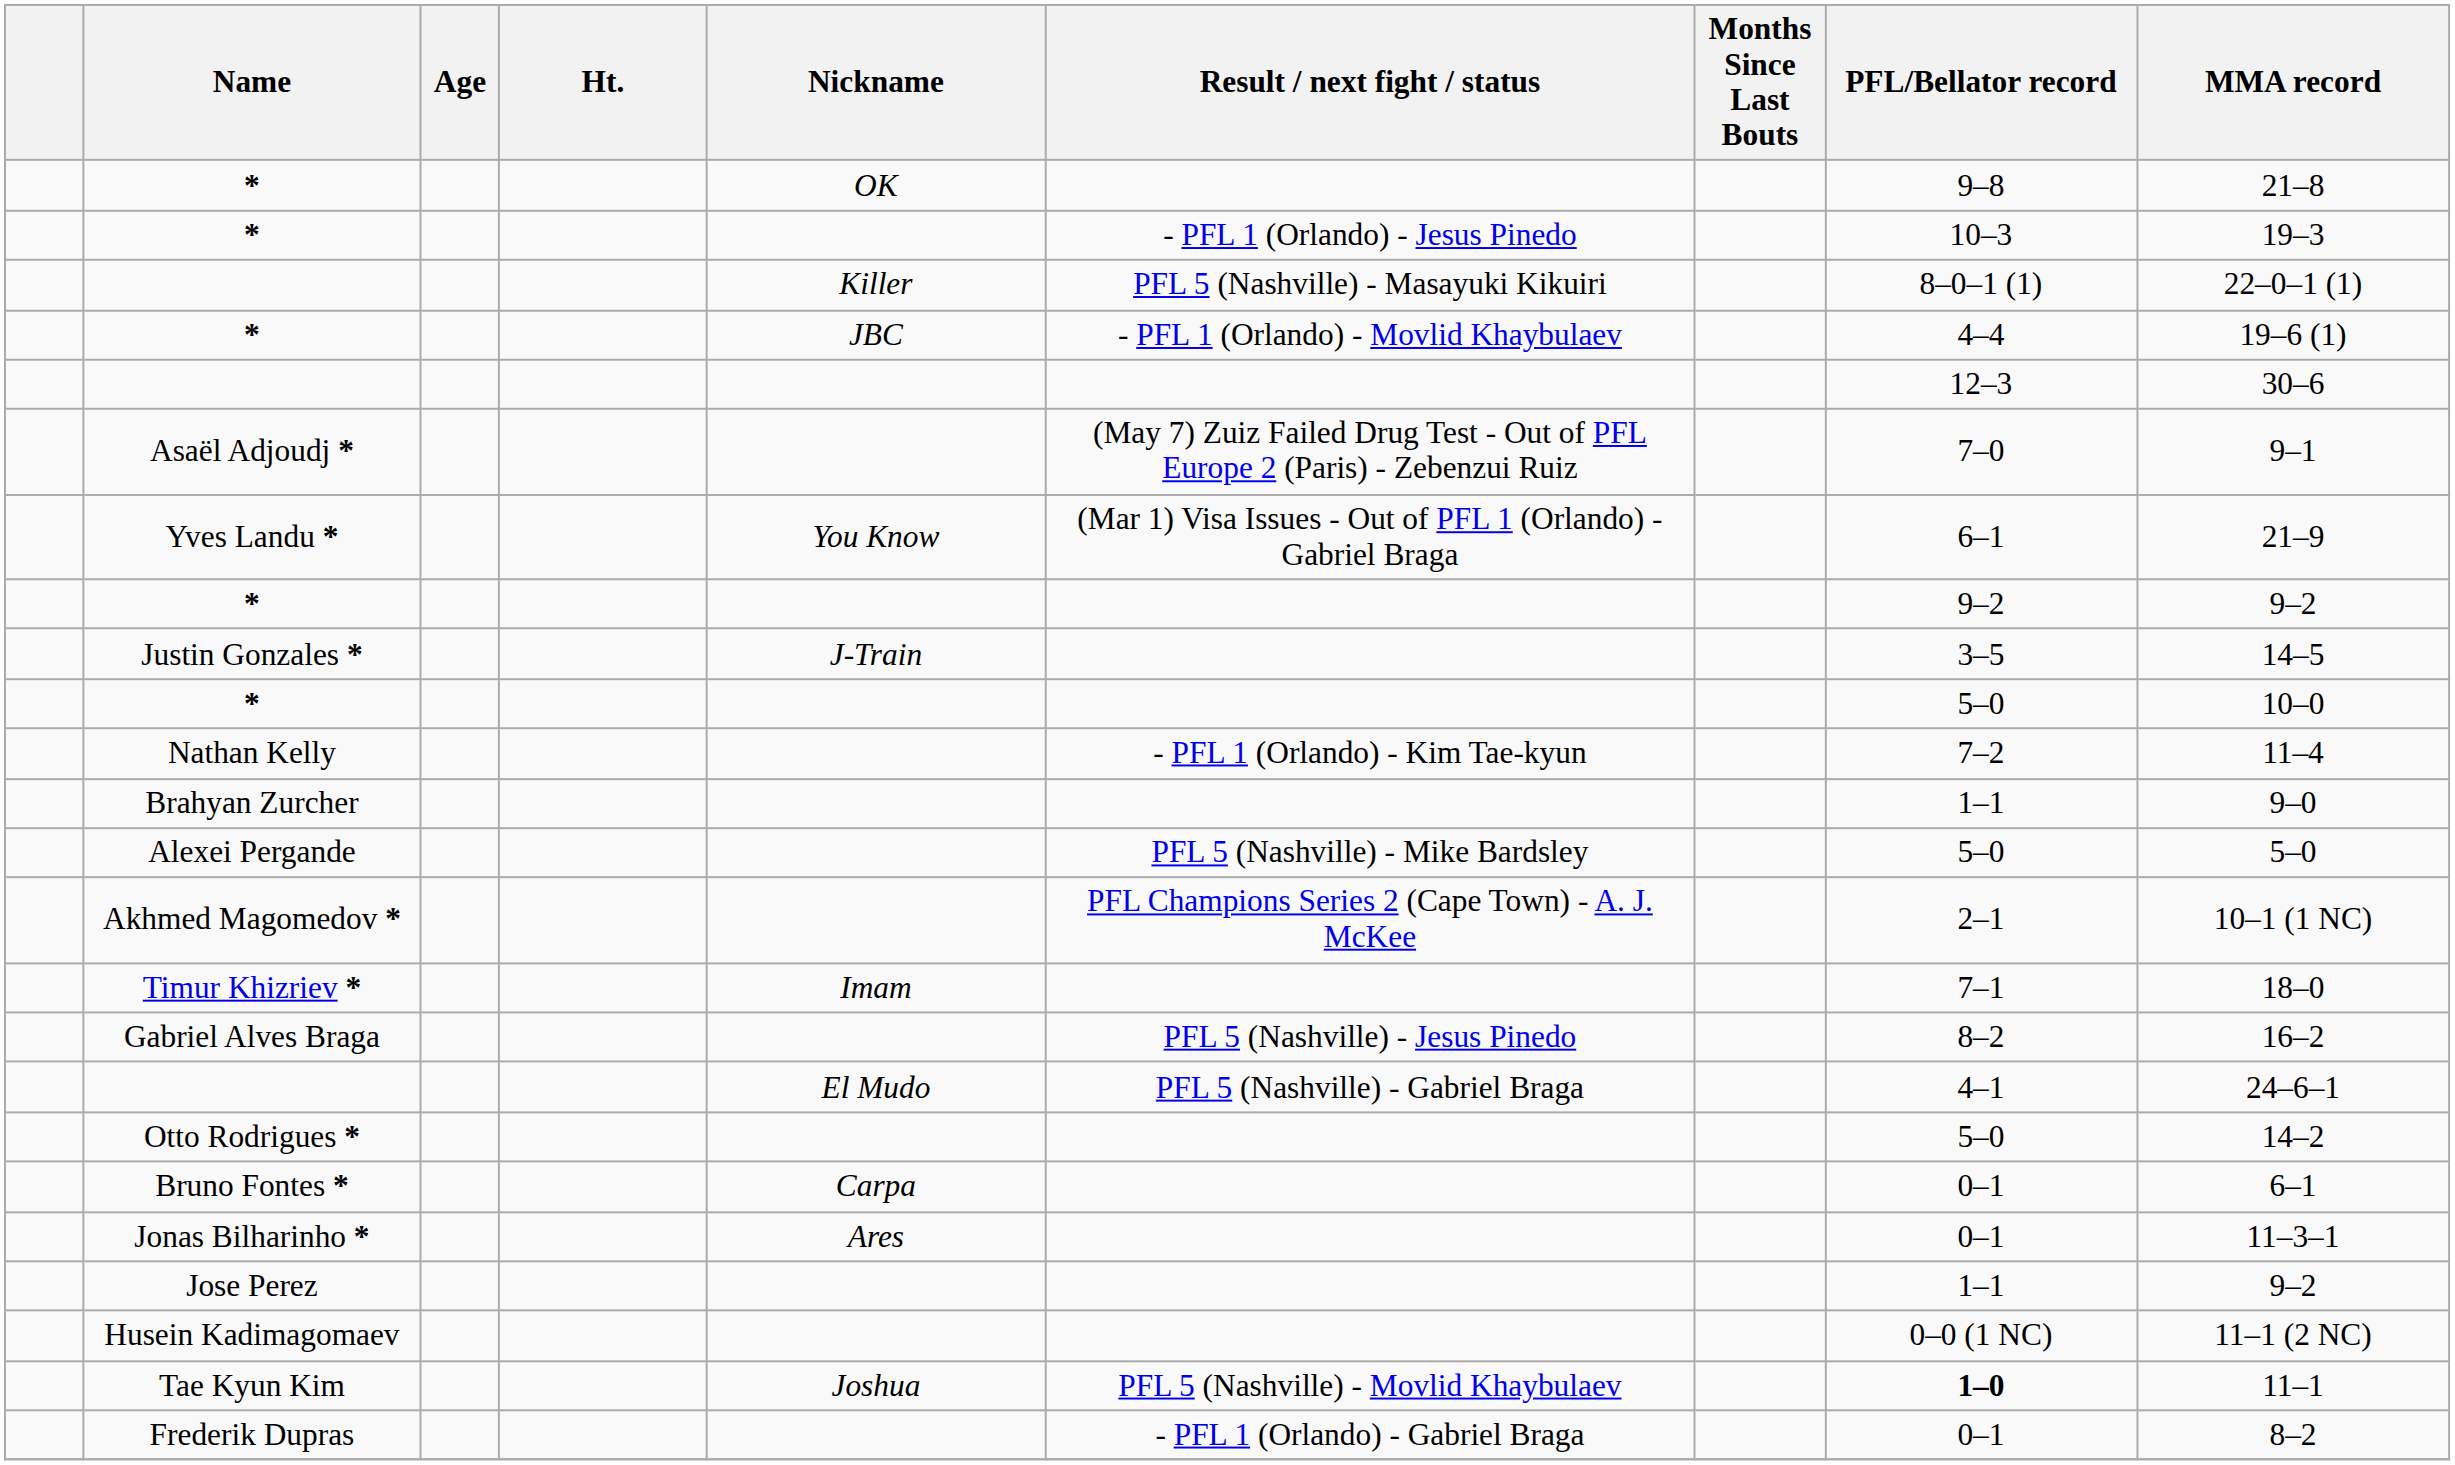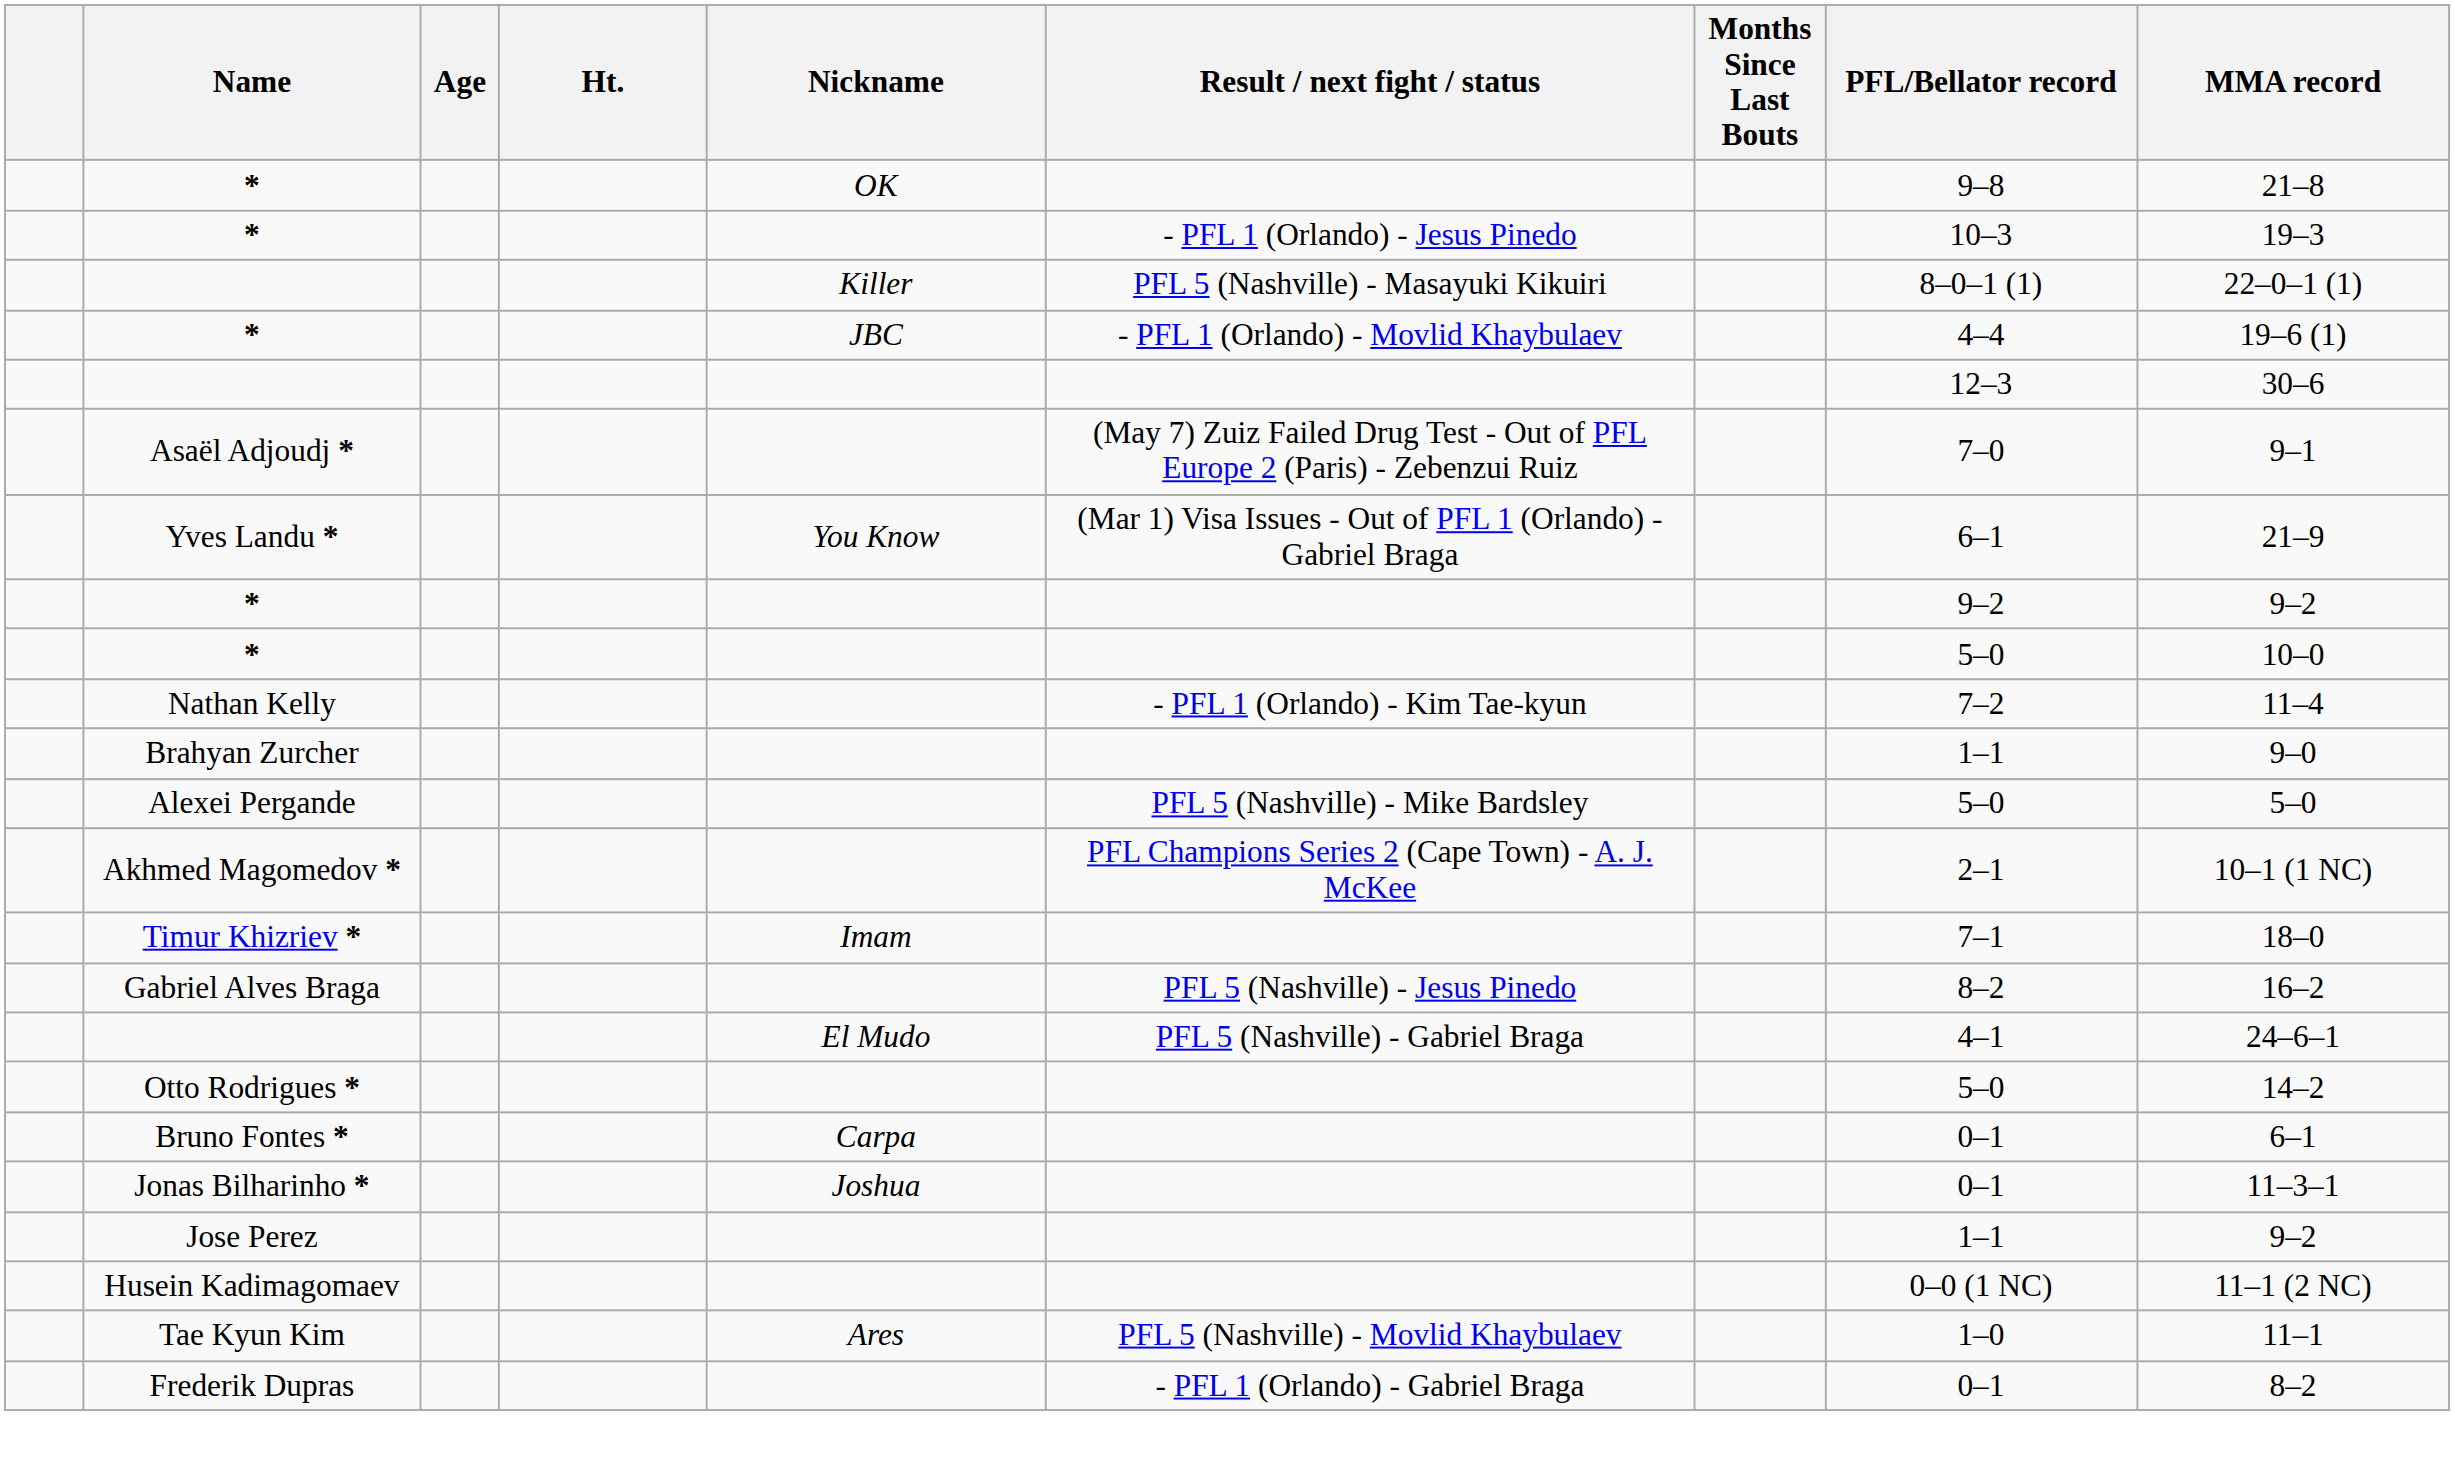- row: (44, 654)
(876, 1235) Ares -> (876, 1186) Joshua
(876, 1384) Joshua -> (876, 1335) Ares
(1981, 1384) bold -> (1981, 1335) normal
